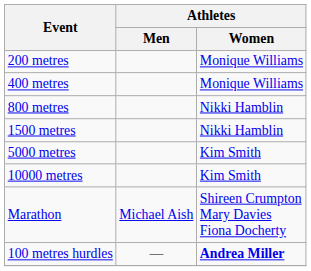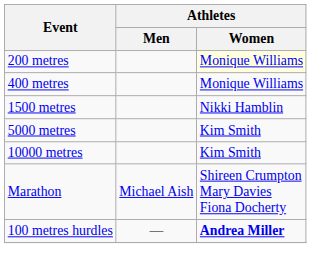(251, 61) no background -> (251, 61) lightyellow background
- row: (38, 107)
